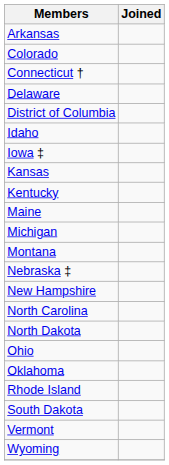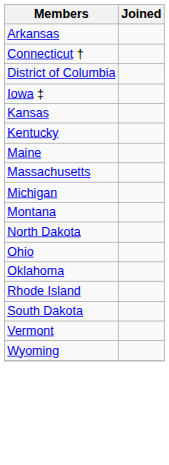- row: (33, 53)
- row: (34, 93)
- row: (23, 133)
+ row: (49, 172)
- row: (39, 271)
- row: (52, 291)
- row: (47, 311)
